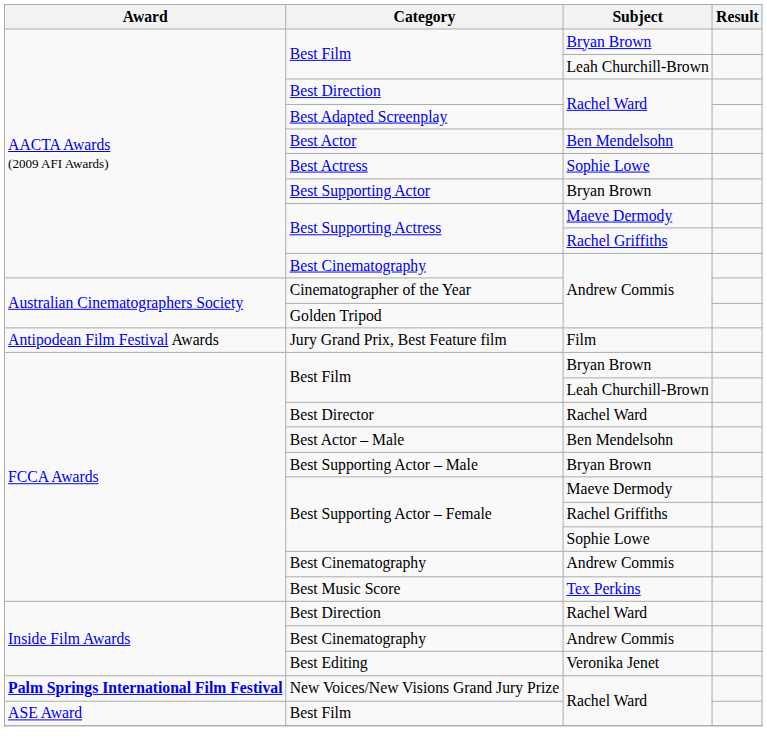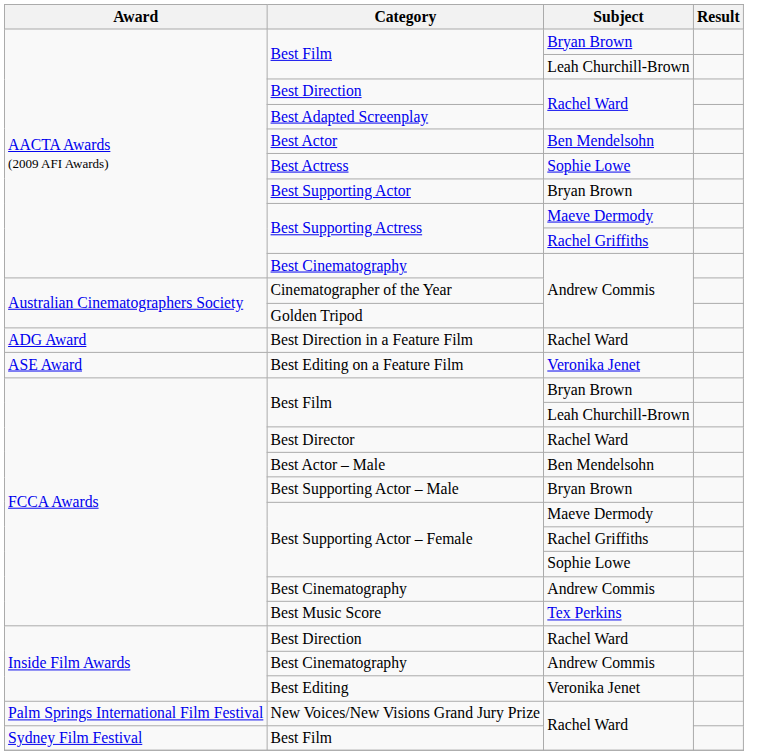+ row: (372, 340)
- row: (398, 340)
+ row: (367, 365)
(145, 688) bold -> (136, 713) normal
(45, 713) ASE Award -> (75, 738) Sydney Film Festival
